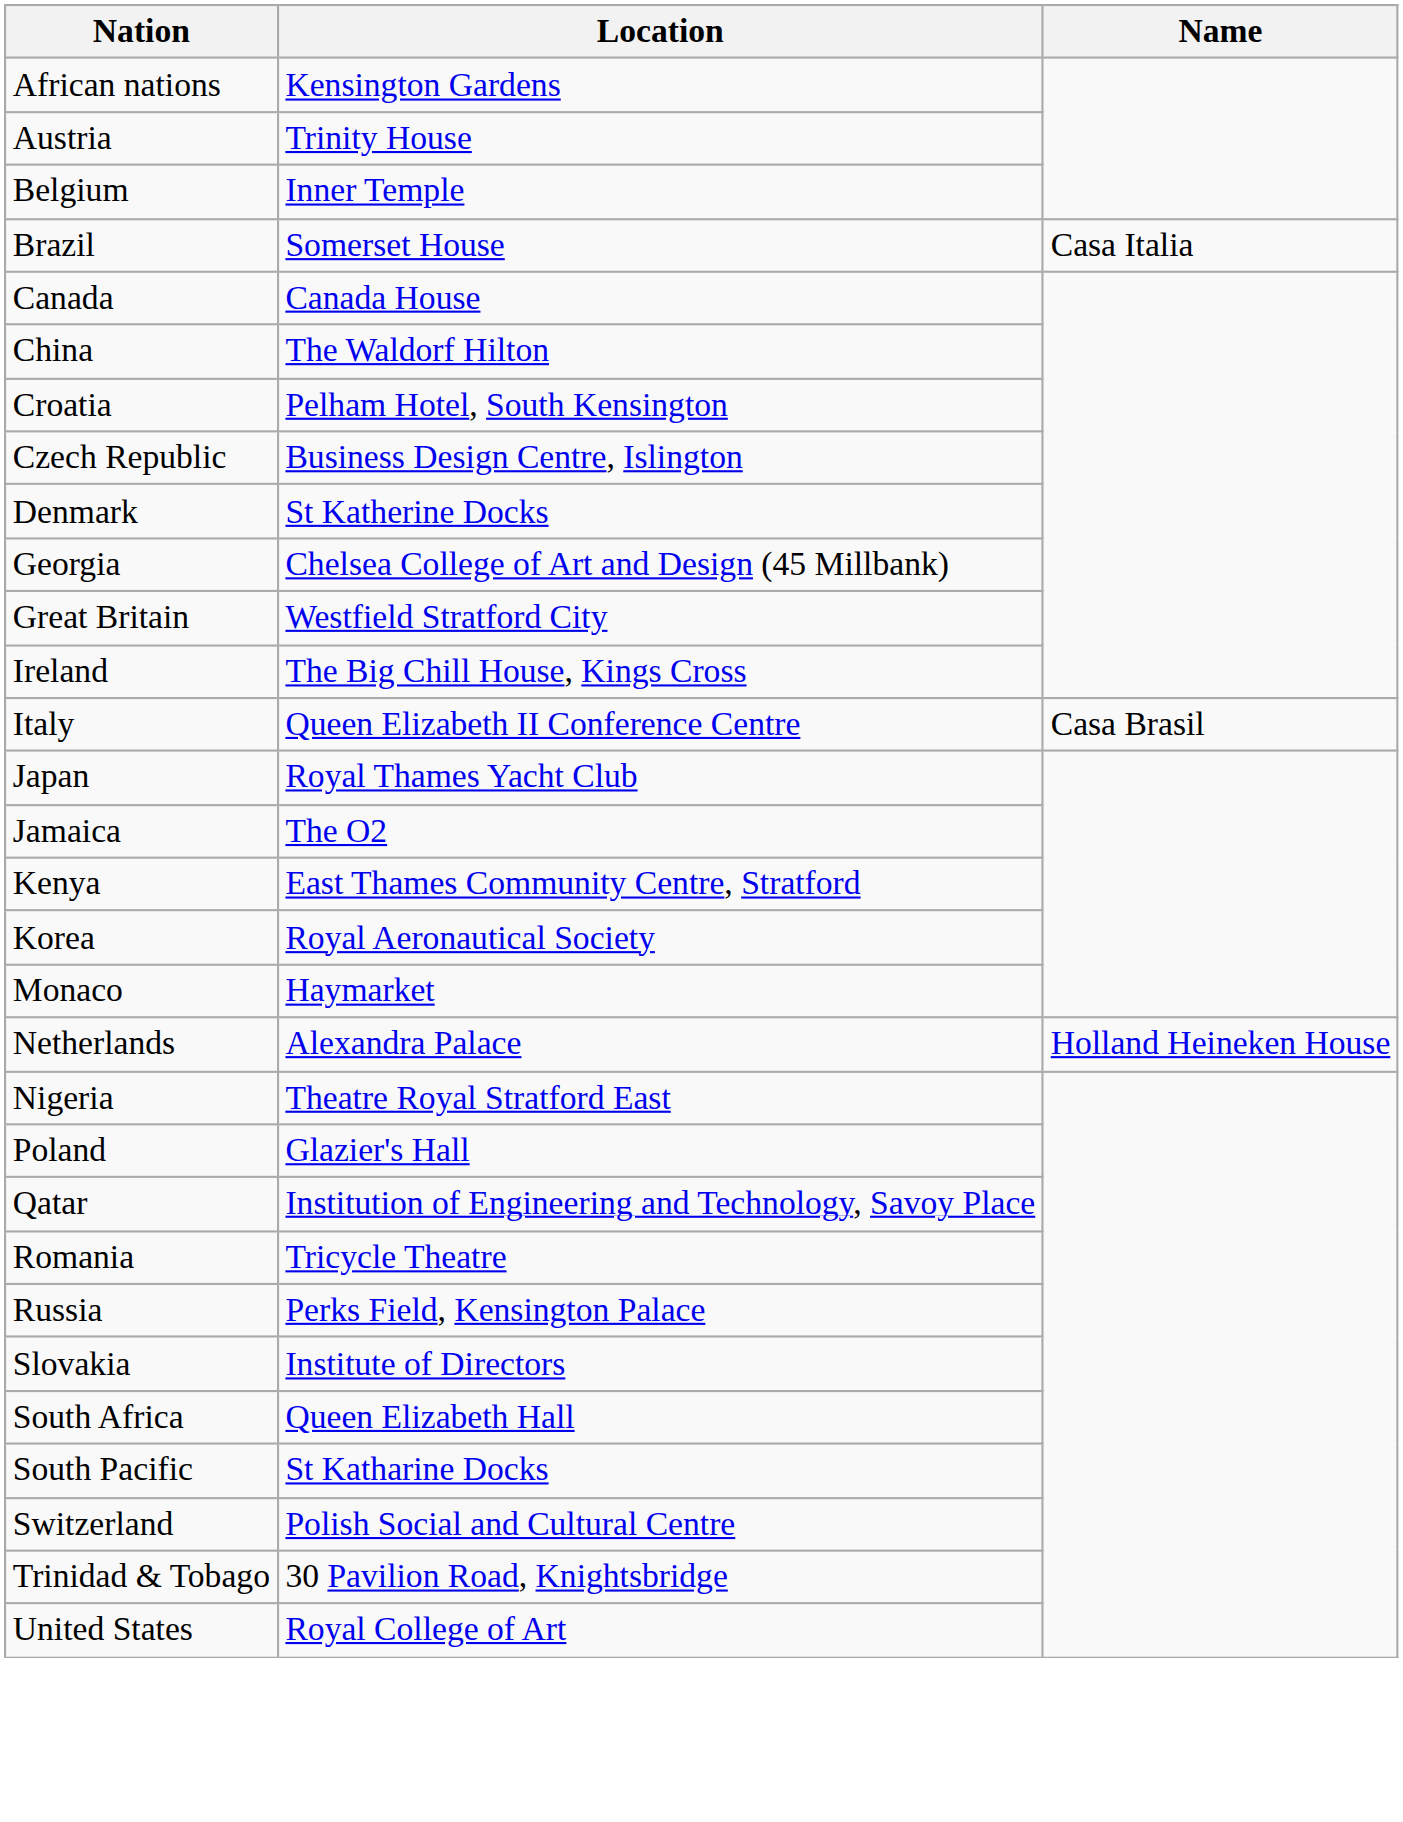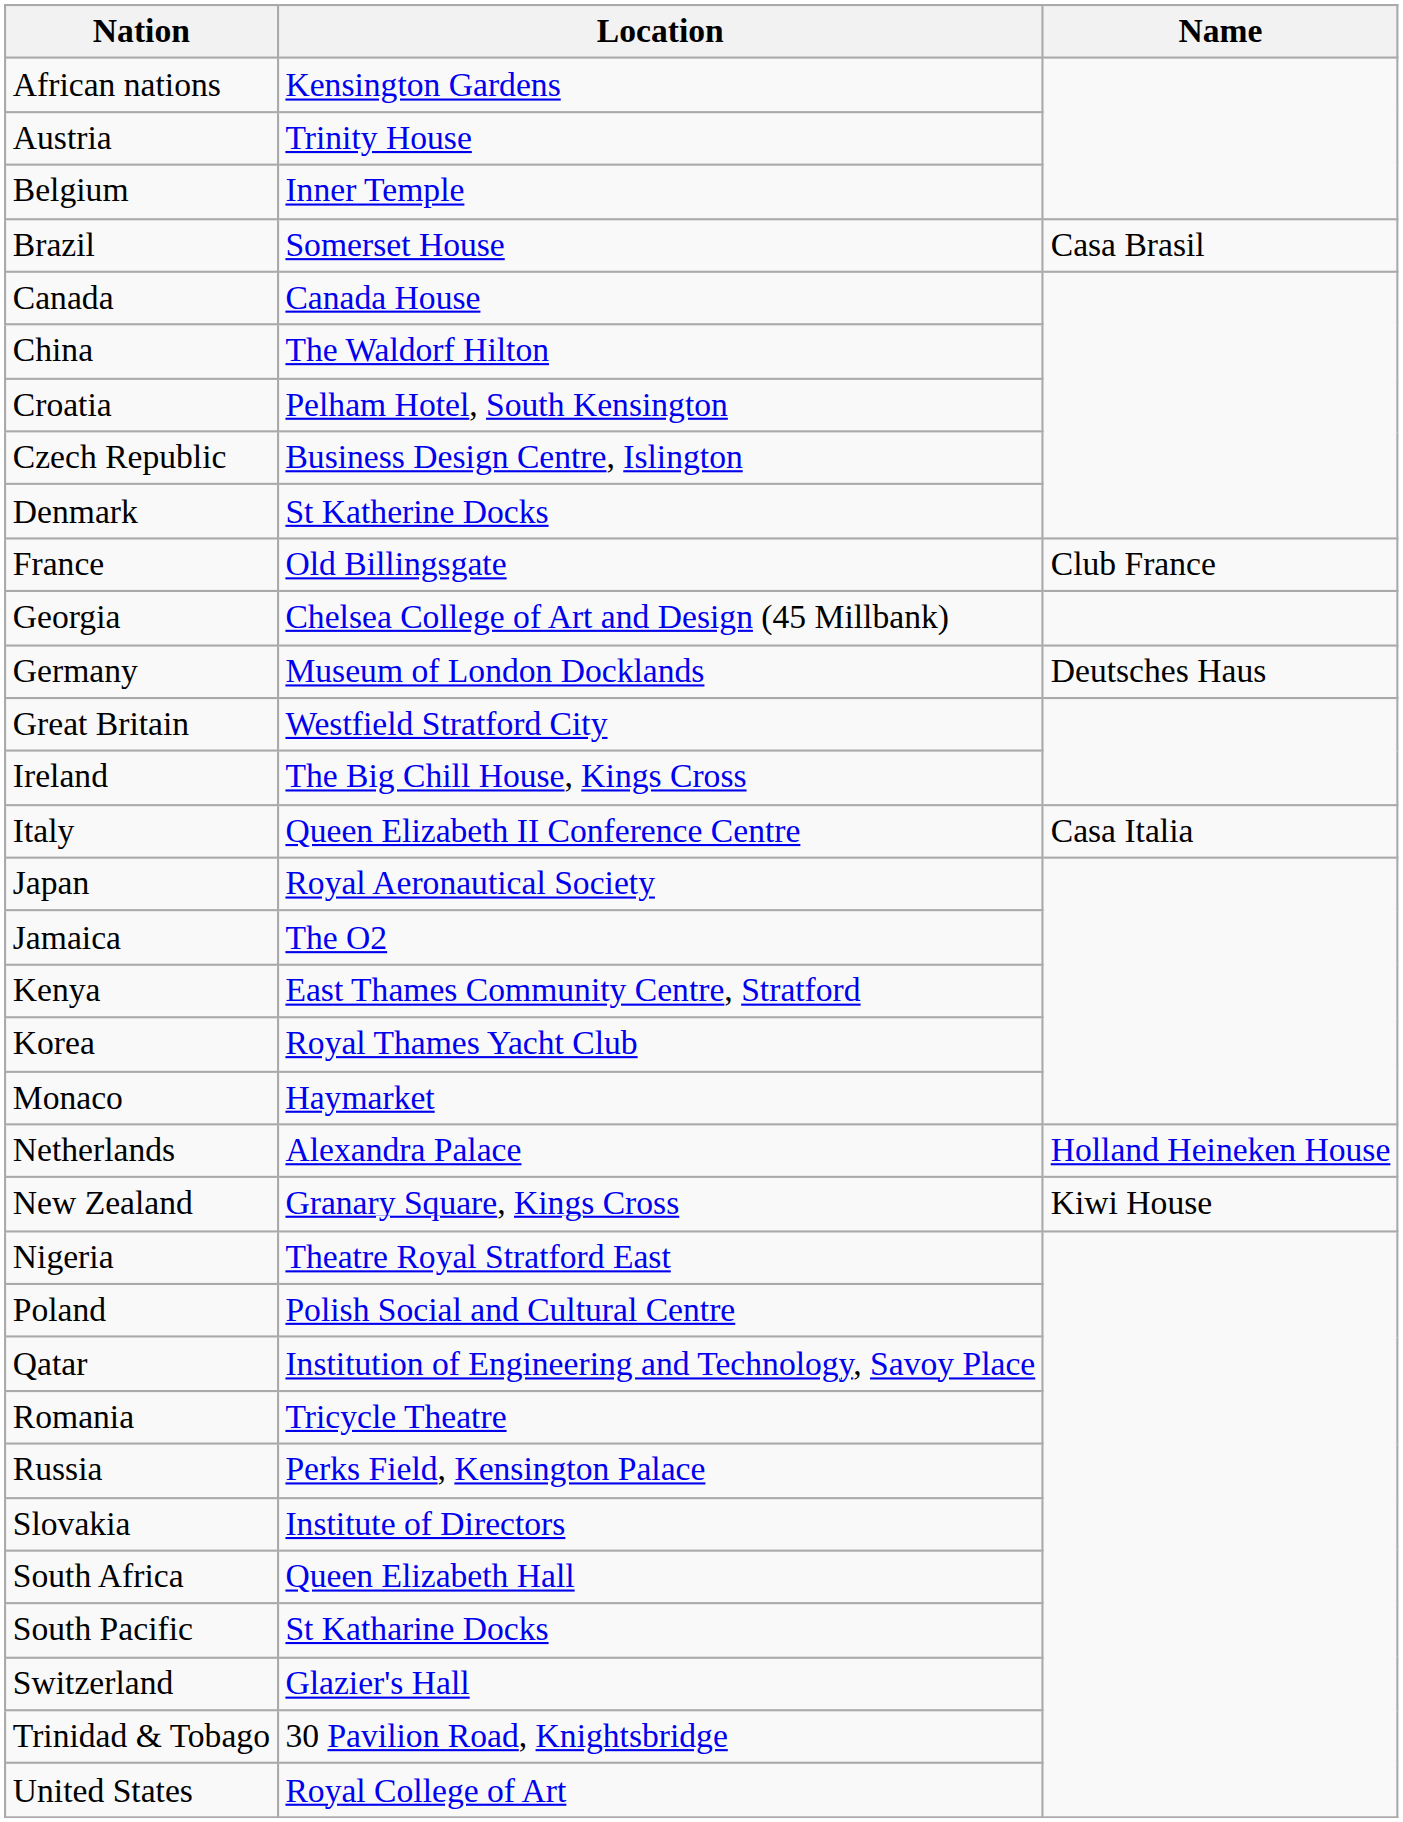(1122, 244) Casa Italia -> (1128, 244) Casa Brasil
+ row: (59, 564)
+ row: (75, 670)
(1128, 723) Casa Brasil -> (1122, 830) Casa Italia
(462, 777) Royal Thames Yacht Club -> (470, 883) Royal Aeronautical Society
(470, 937) Royal Aeronautical Society -> (462, 1043) Royal Thames Yacht Club
+ row: (103, 1203)
(378, 1150) Glazier's Hall -> (510, 1310) Polish Social and Cultural Centre
(510, 1523) Polish Social and Cultural Centre -> (378, 1683) Glazier's Hall
